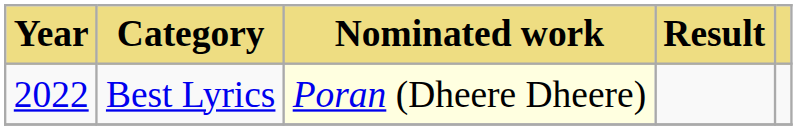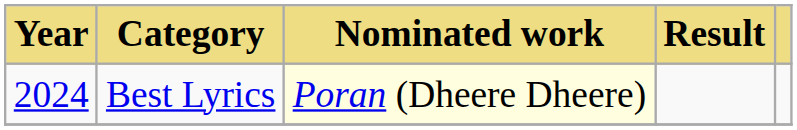(51, 93) 2022 -> (51, 93) 2024
